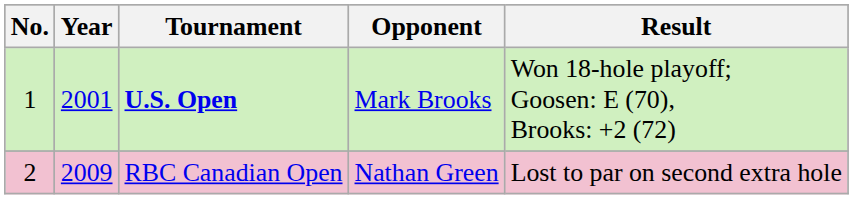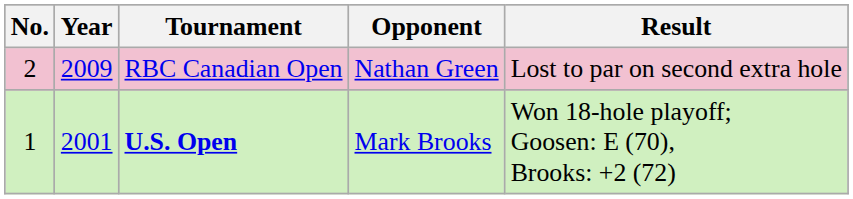rows swapped: (181, 99) <-> (234, 172)
